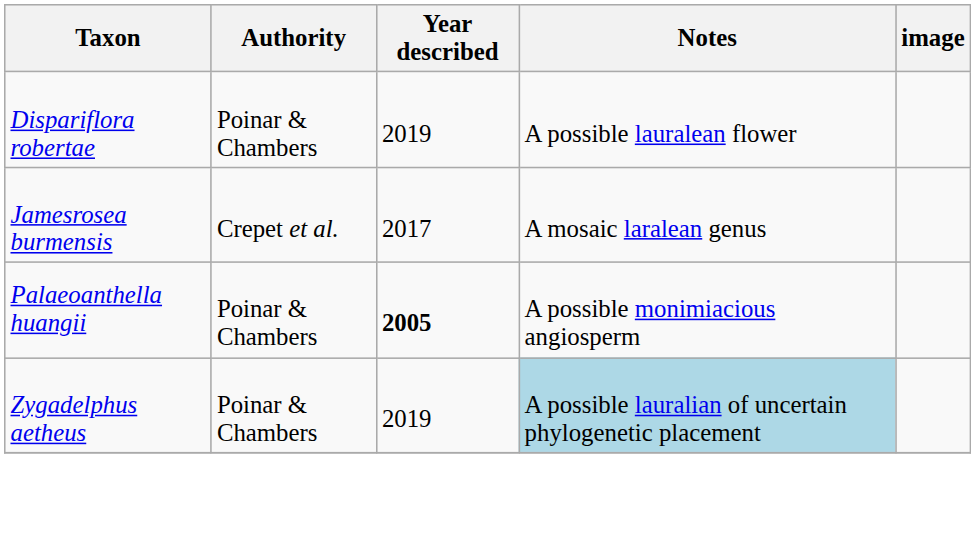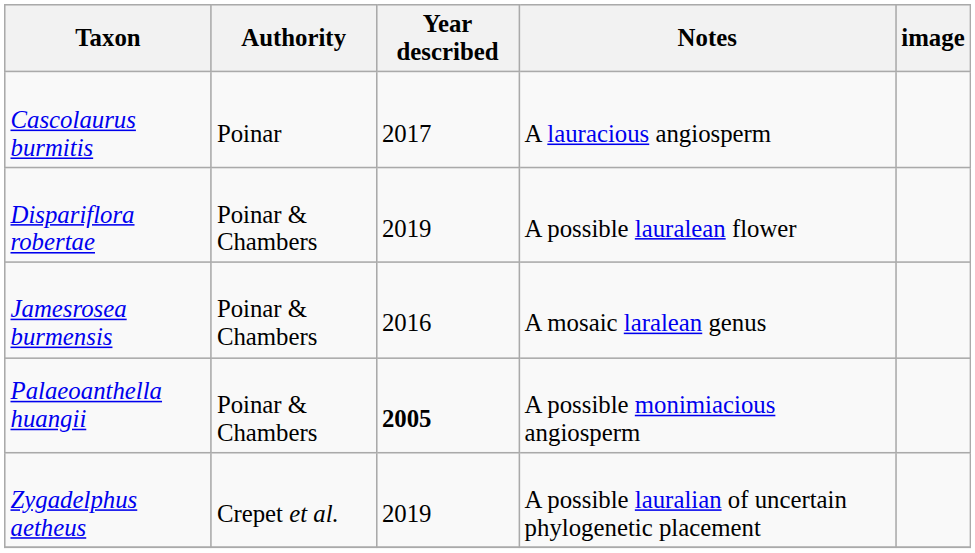+ row: (73, 133)
(278, 228) Crepet et al. -> (267, 323) Poinar & Chambers
(407, 228) 2017 -> (407, 323) 2016
(267, 418) Poinar & Chambers -> (278, 513) Crepet et al.
(686, 418) lightblue background -> (686, 513) no background
